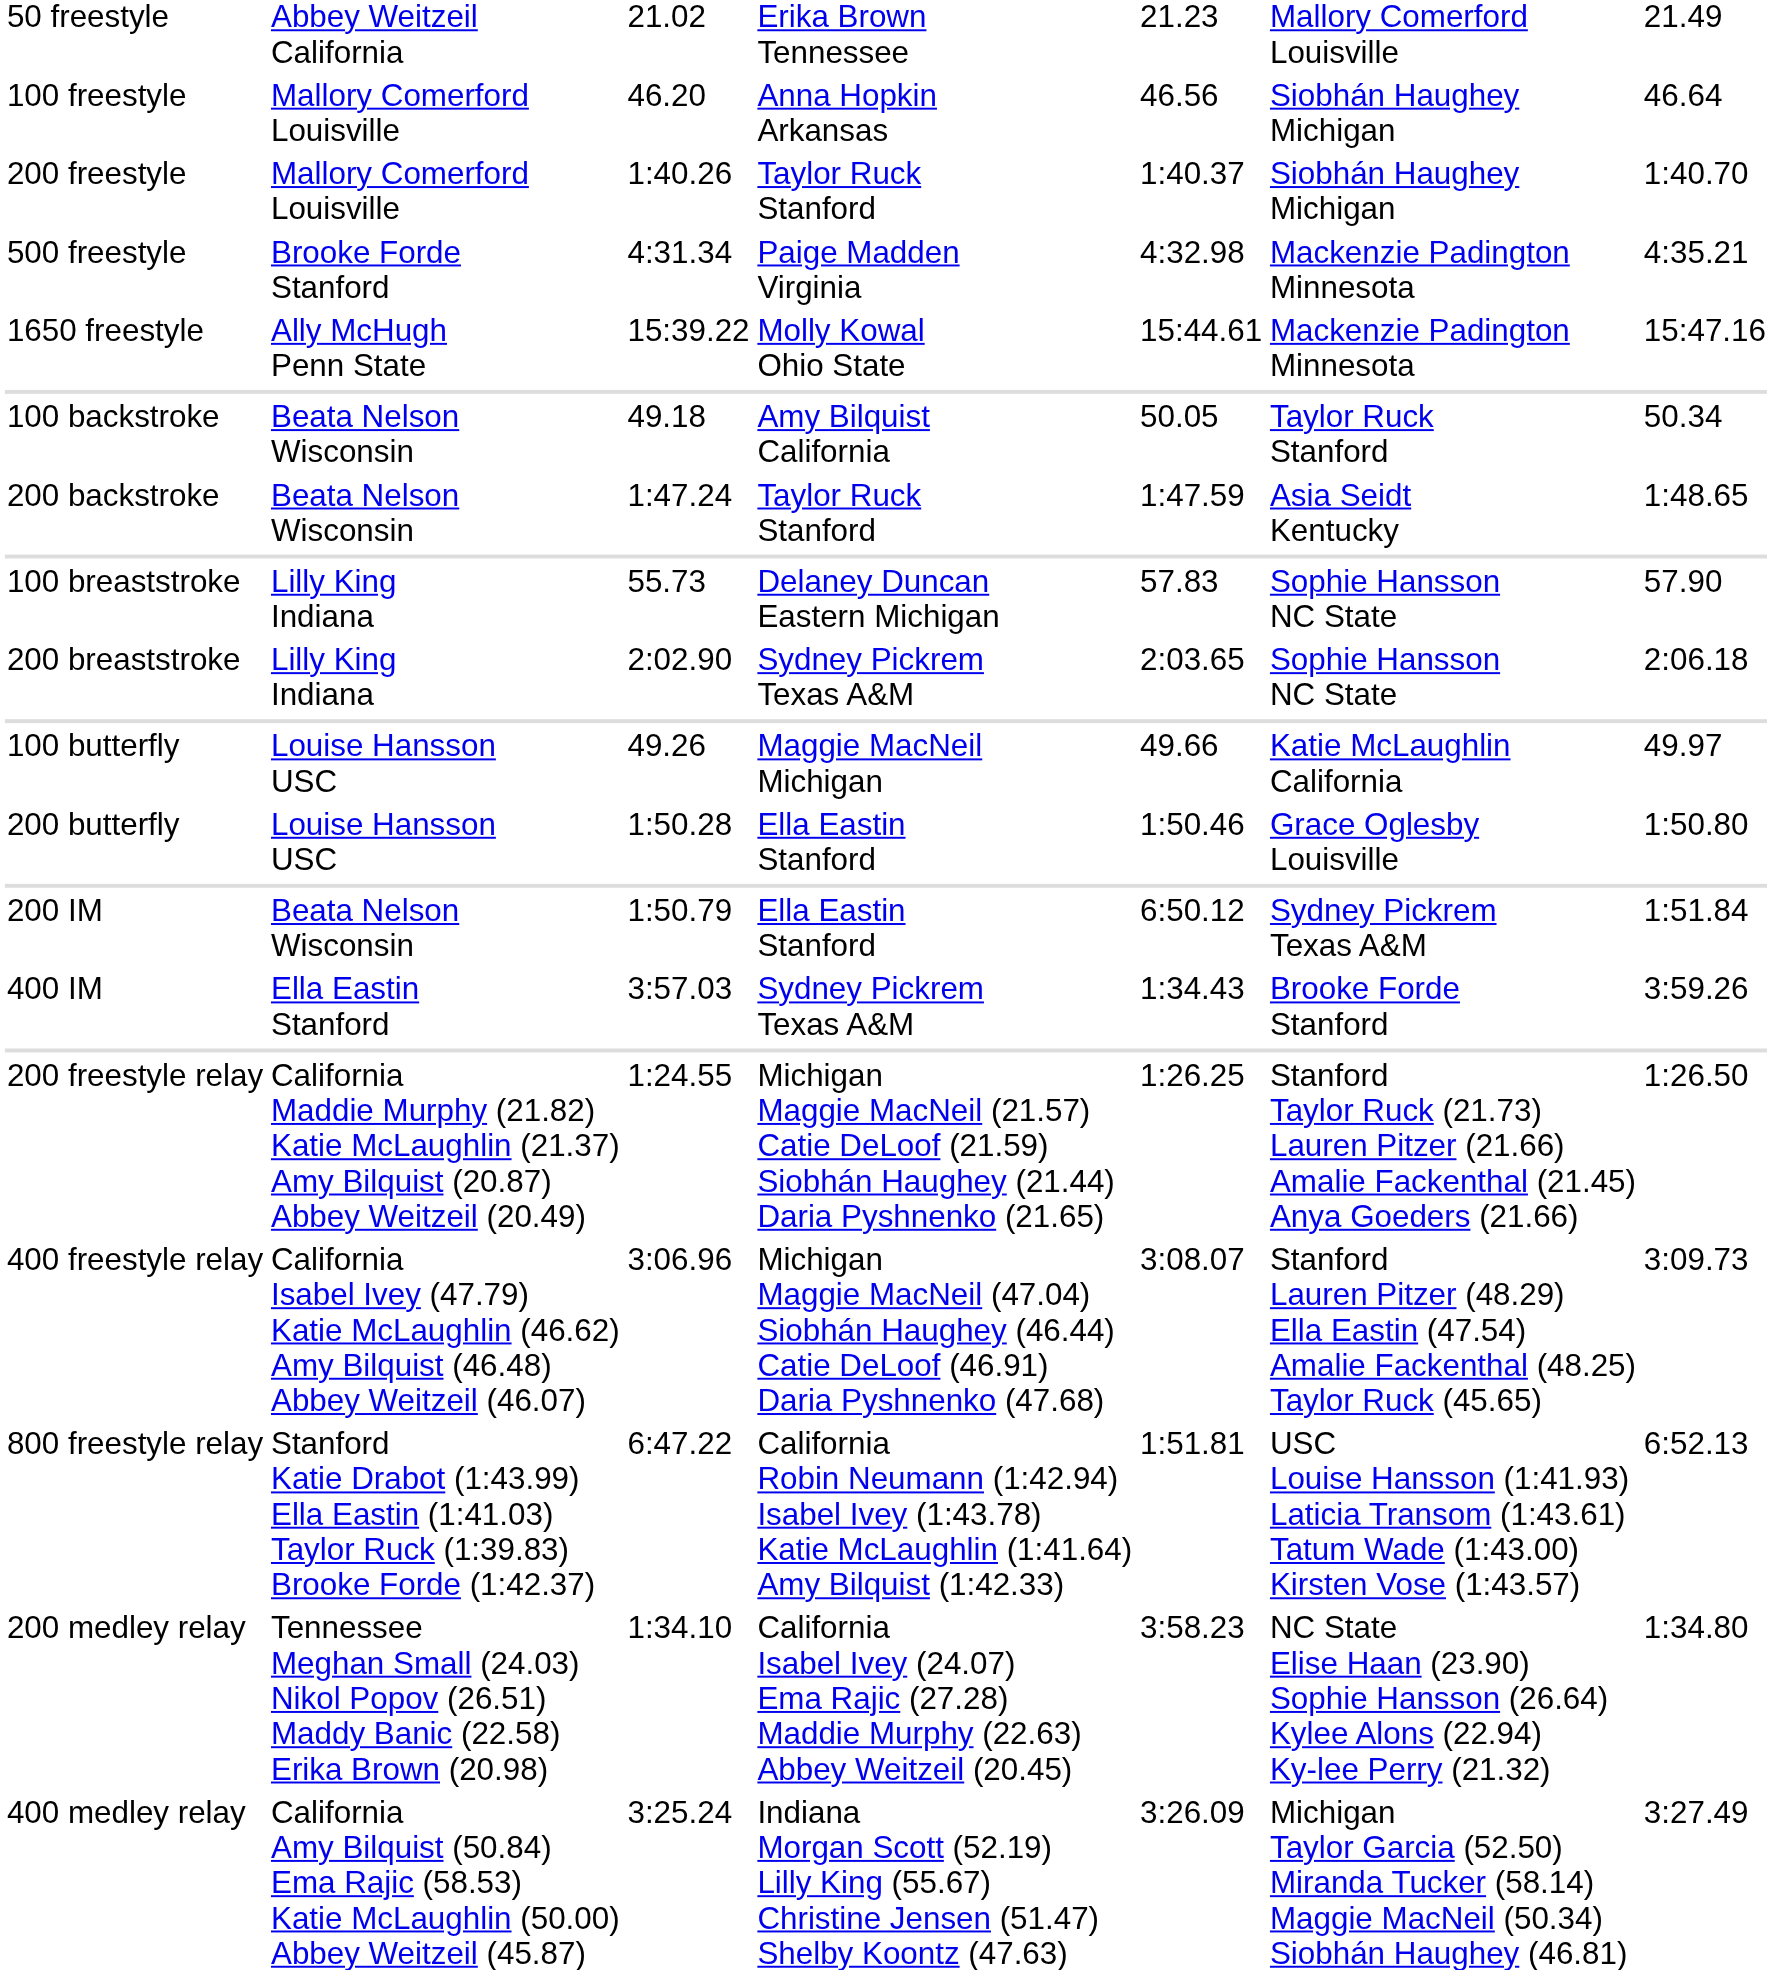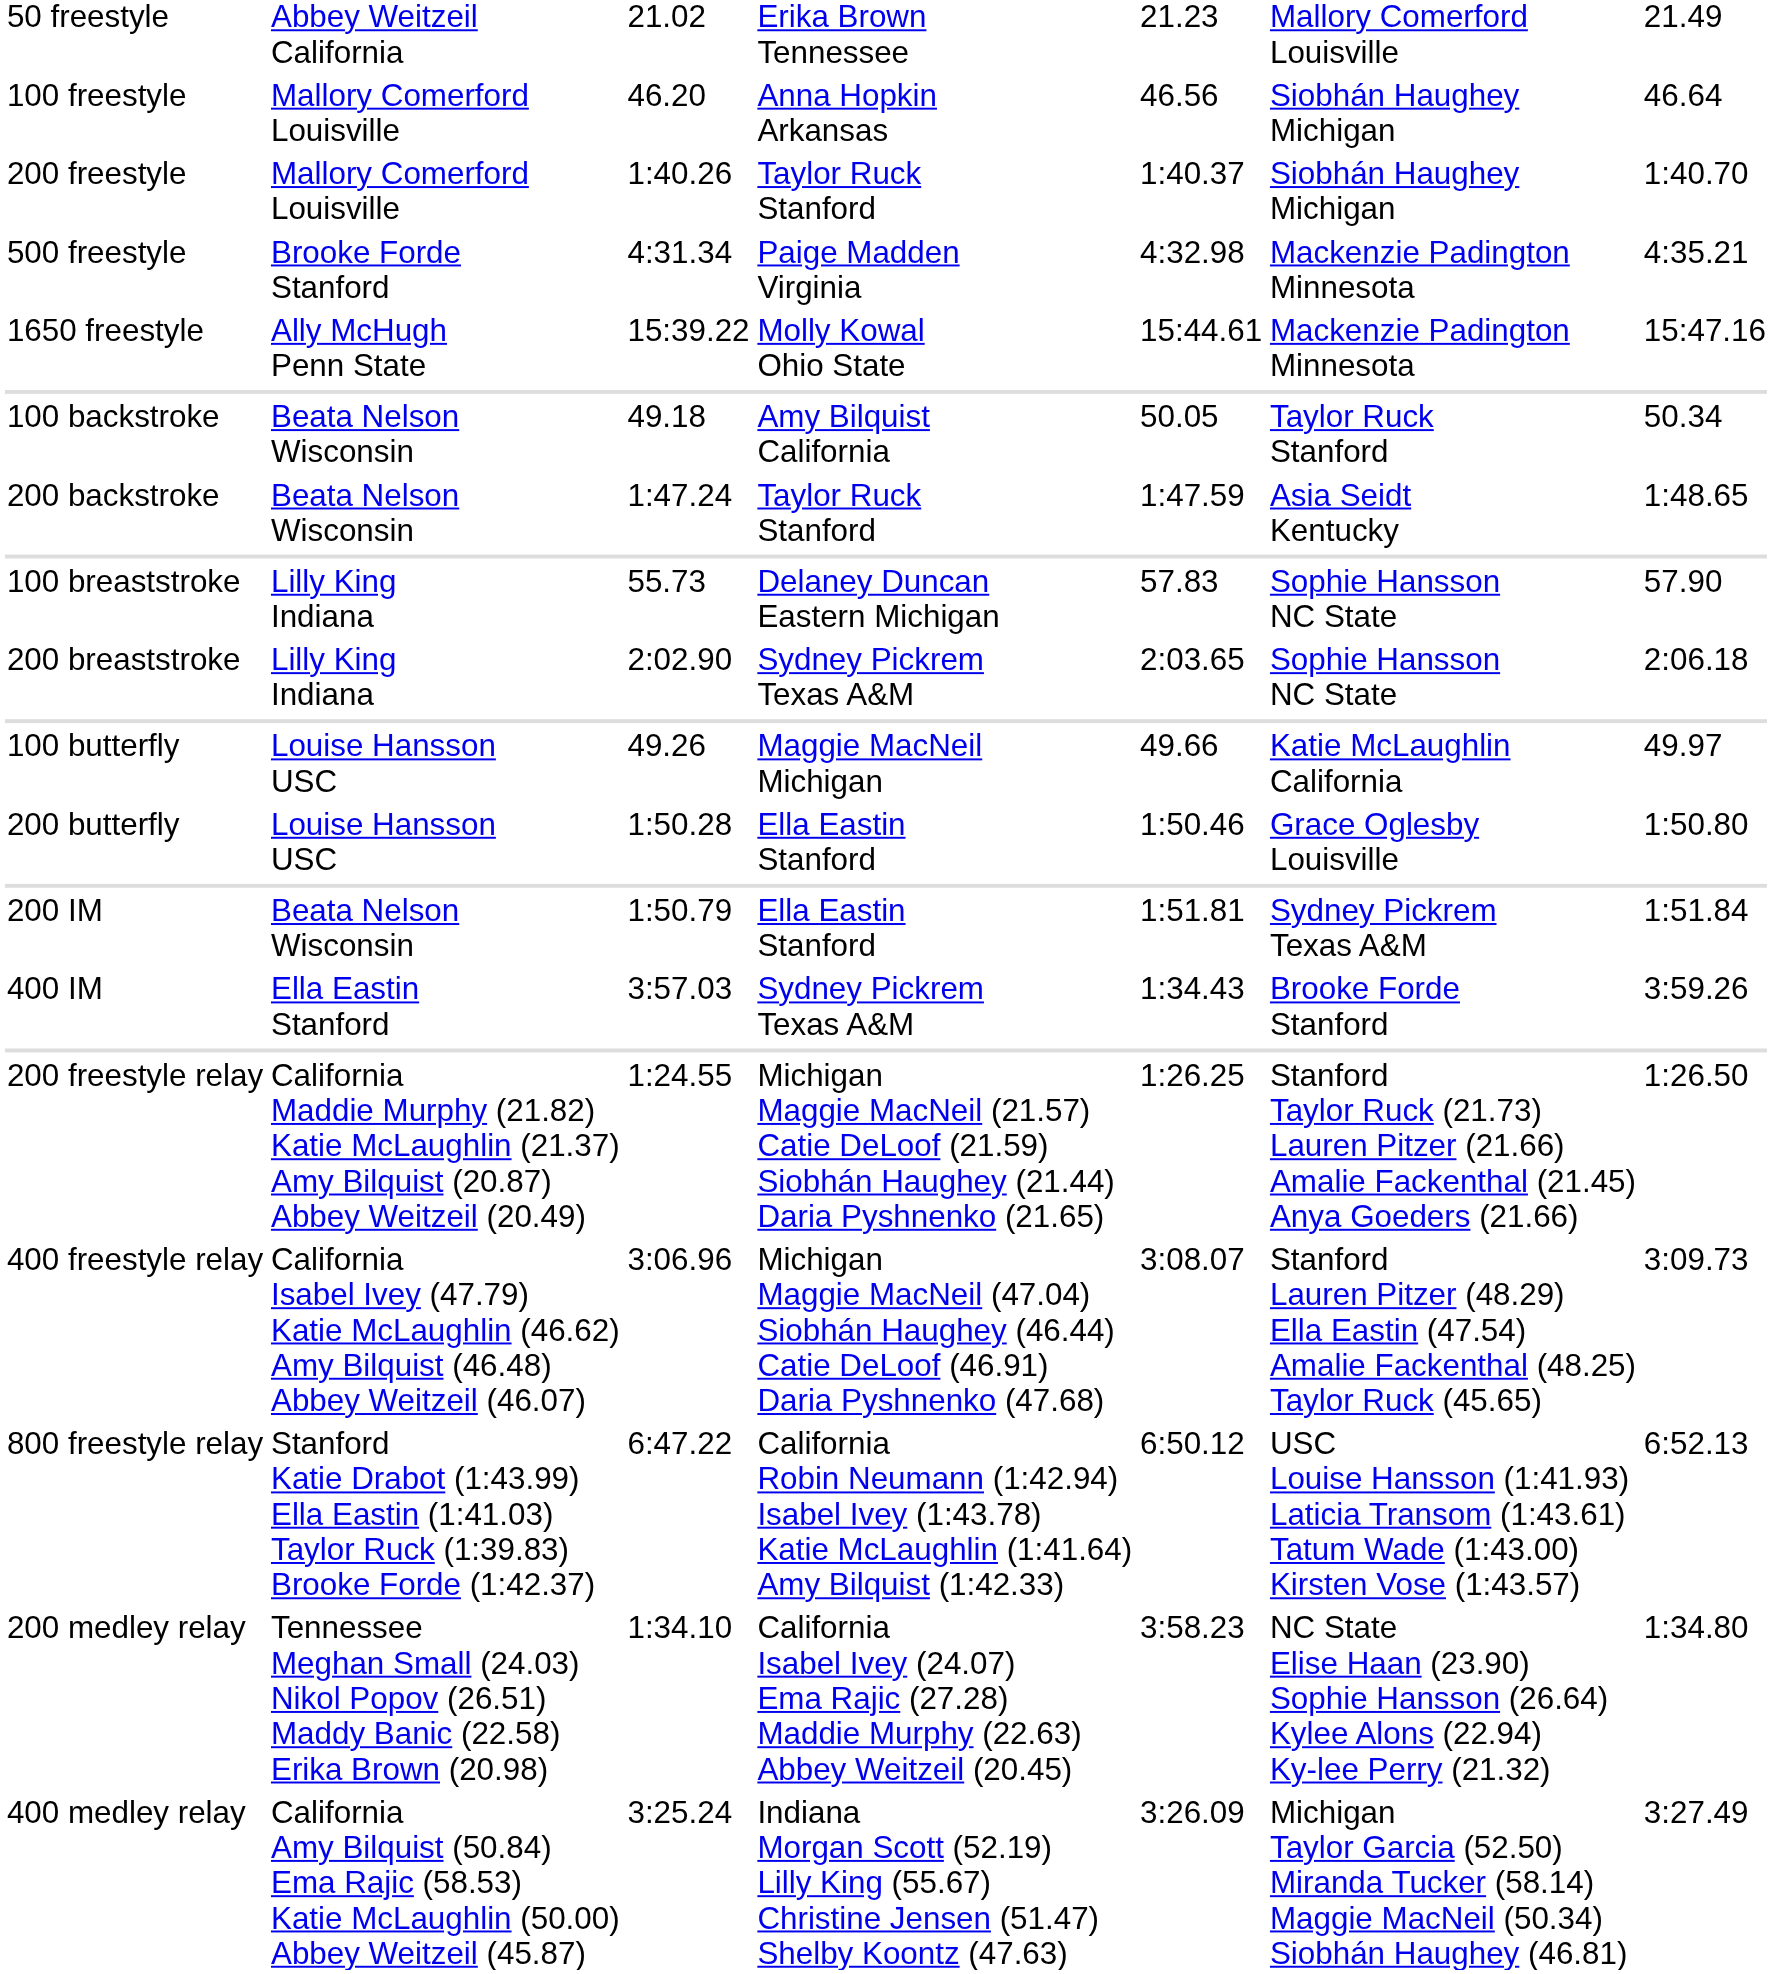(1192, 910) 6:50.12 -> (1192, 910) 1:51.81
(1192, 1443) 1:51.81 -> (1192, 1443) 6:50.12
